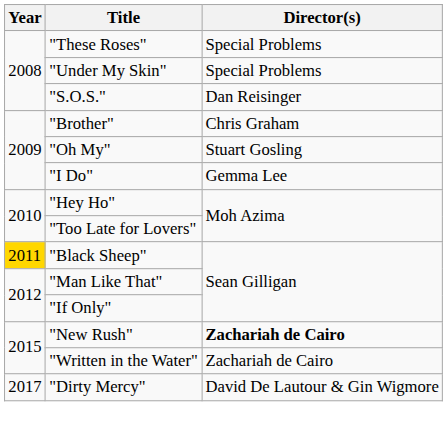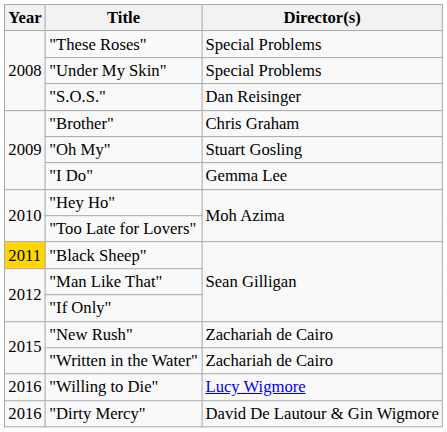(275, 334) bold -> (269, 334) normal
+ row: (104, 387)
(25, 387) 2017 -> (25, 413) 2016
